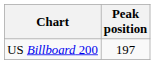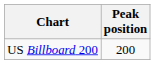(126, 49) 197 -> (126, 49) 200
